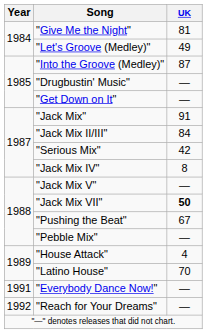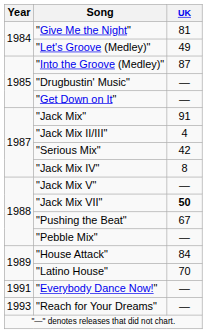(184, 133) 84 -> (184, 133) 4
(184, 254) 4 -> (184, 254) 84
(19, 306) 1992 -> (19, 306) 1993
